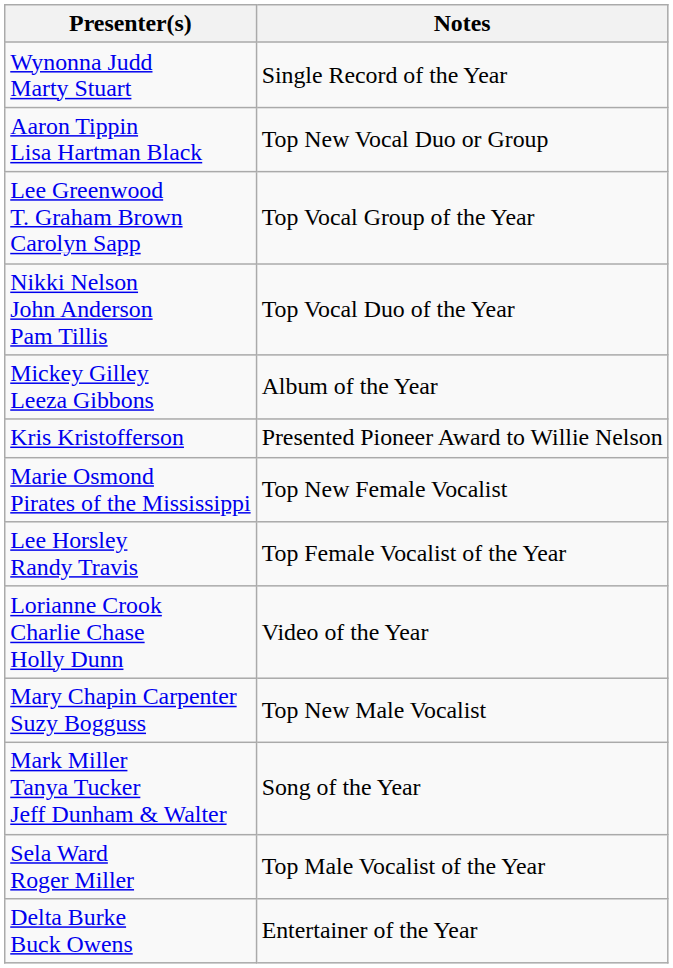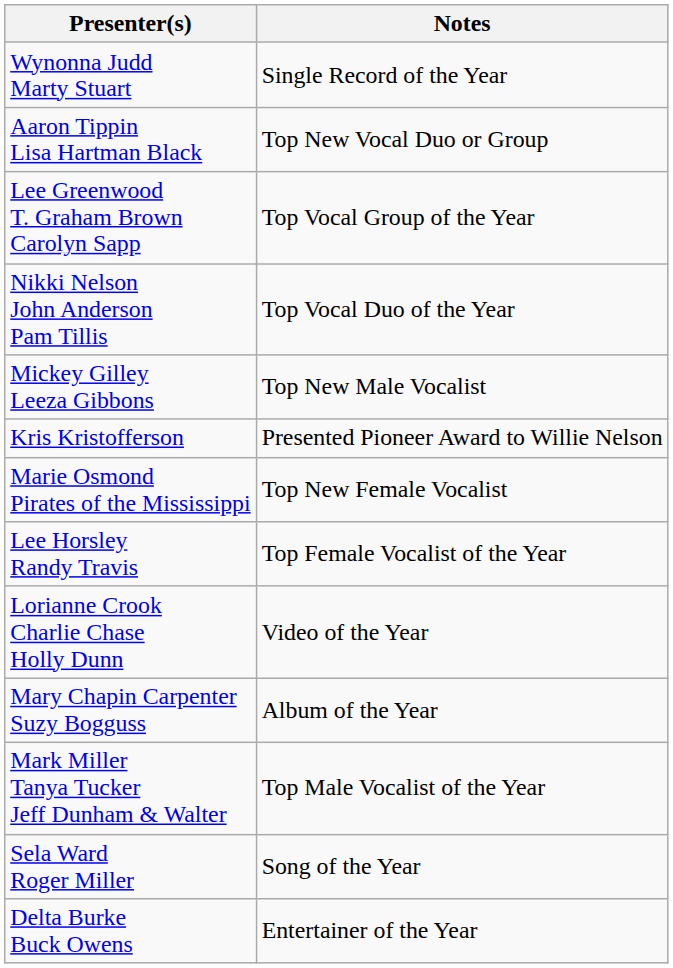(350, 386) Album of the Year -> (374, 386) Top New Male Vocalist
(374, 709) Top New Male Vocalist -> (350, 709) Album of the Year
(341, 787) Song of the Year -> (403, 787) Top Male Vocalist of the Year
(403, 865) Top Male Vocalist of the Year -> (341, 865) Song of the Year
